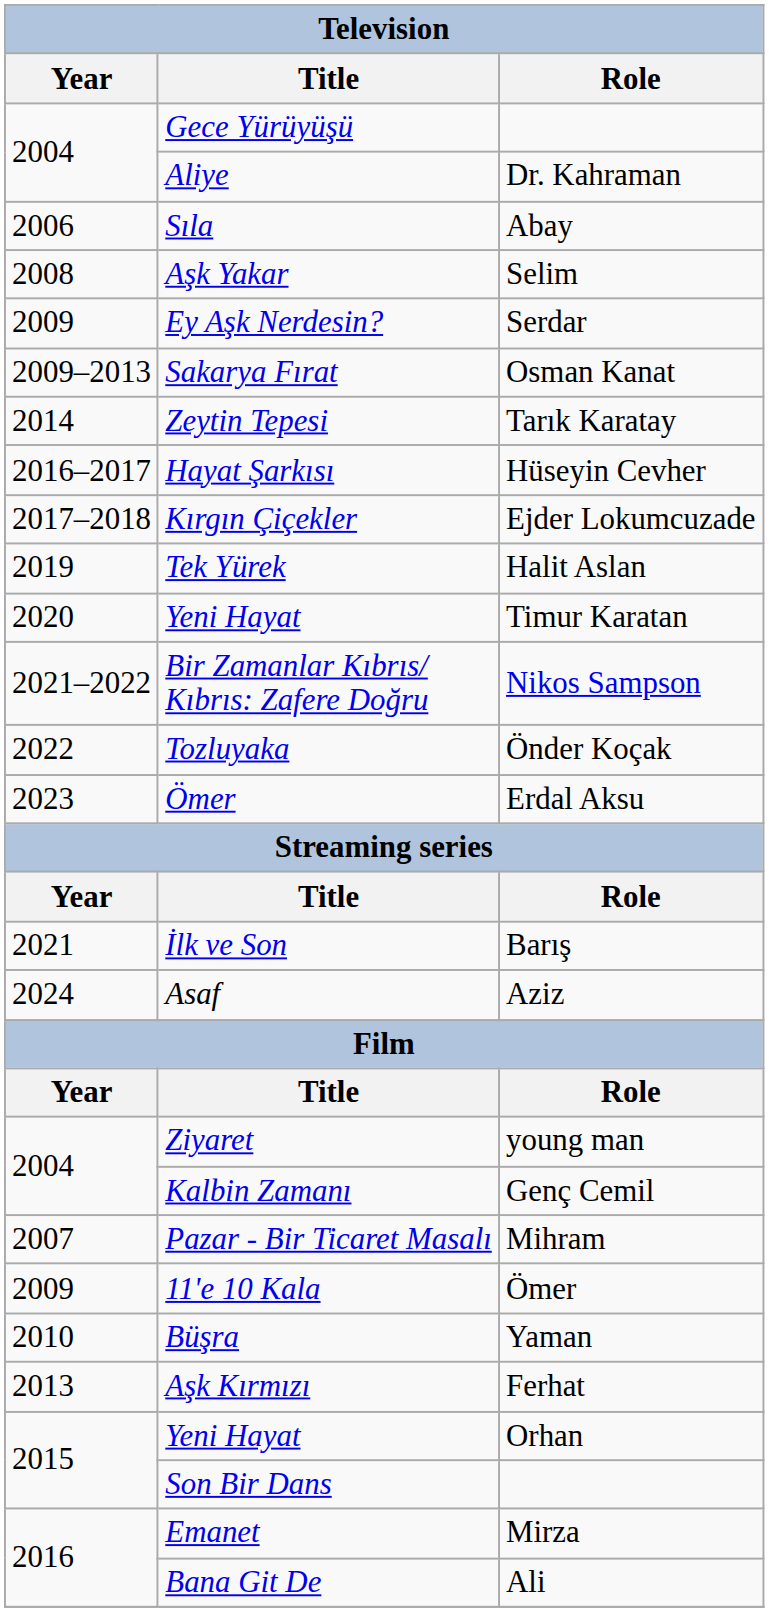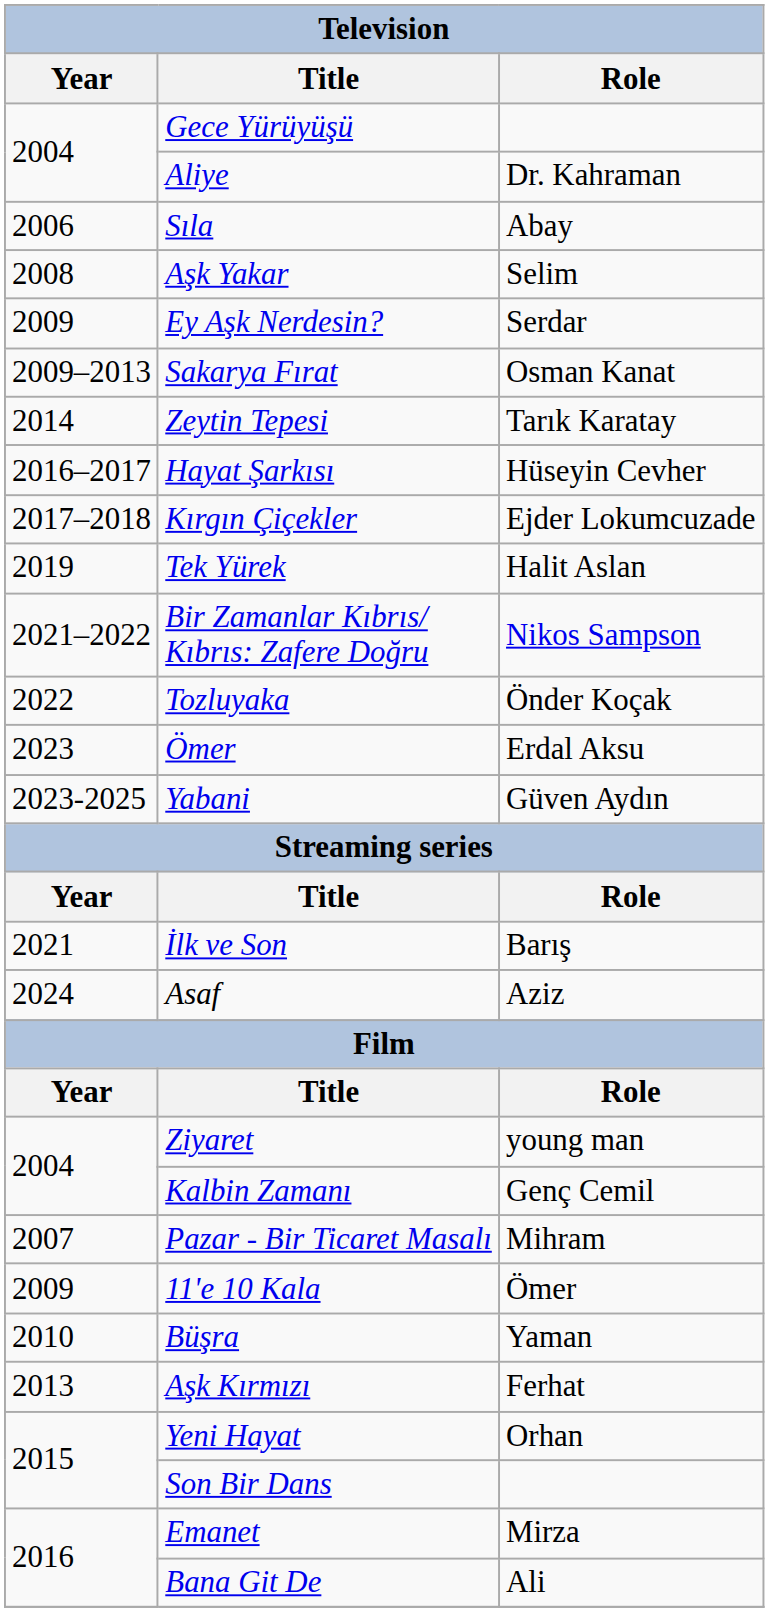- row: (233, 616)
+ row: (208, 798)
